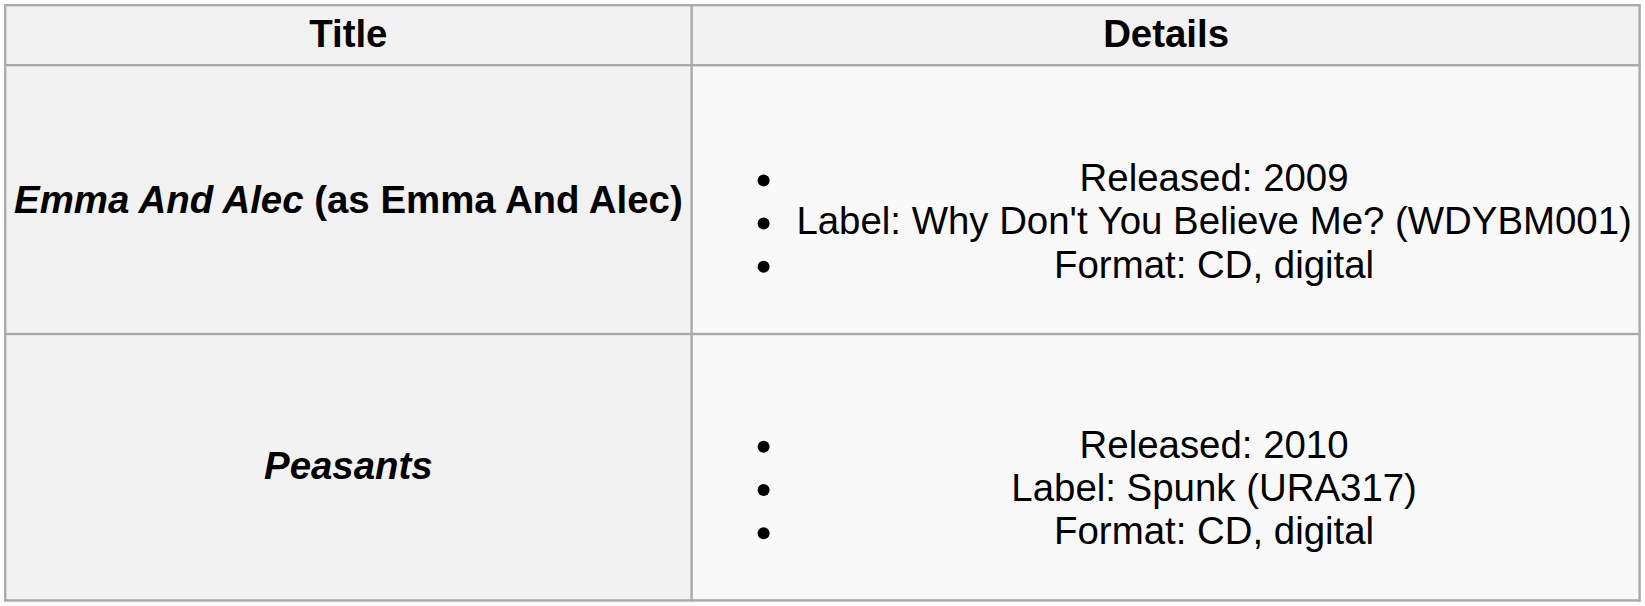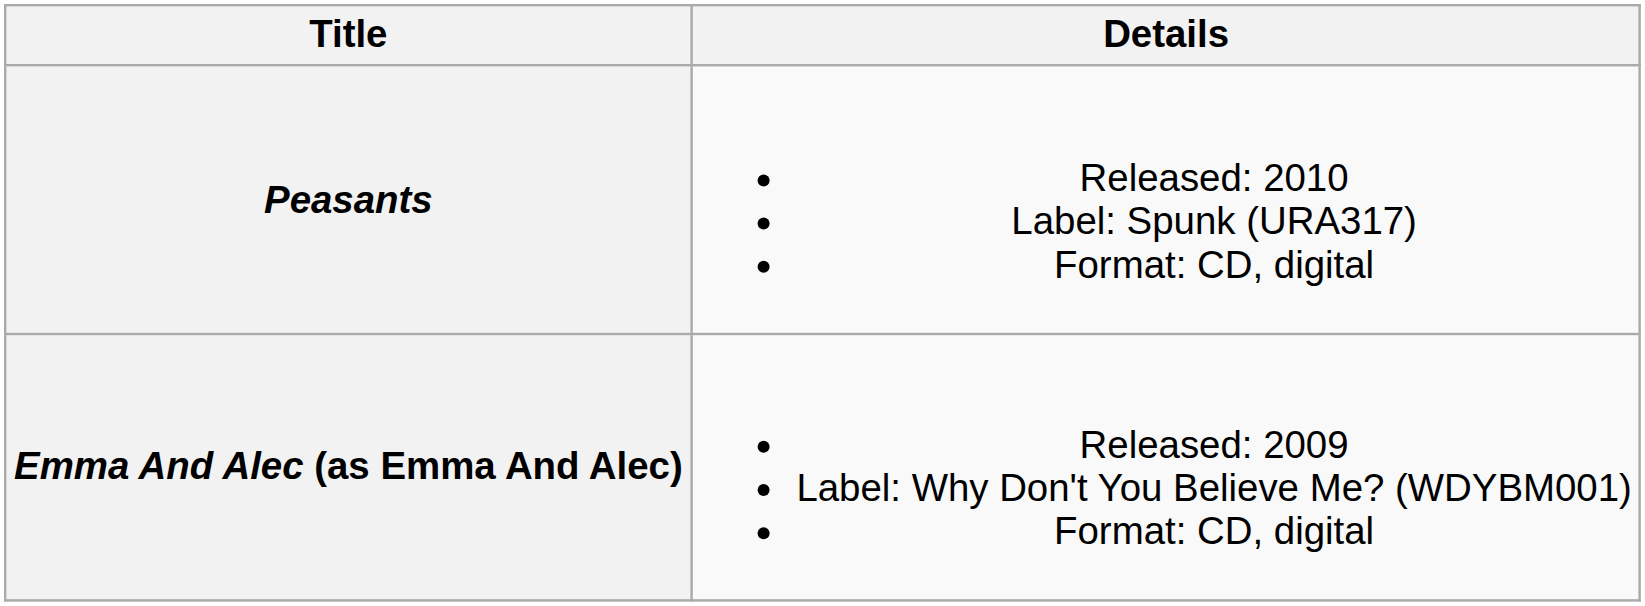rows swapped: (348, 199) <-> (348, 466)
